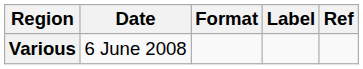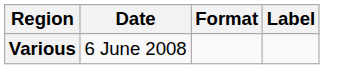- column: (339, 19)
